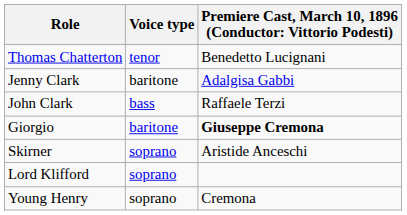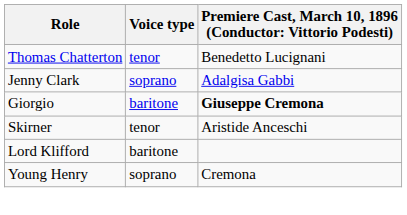(154, 80) baritone -> (153, 80) soprano
- row: (40, 103)
(153, 151) soprano -> (145, 127) tenor
(153, 174) soprano -> (154, 151) baritone
